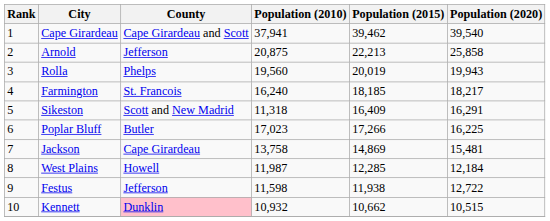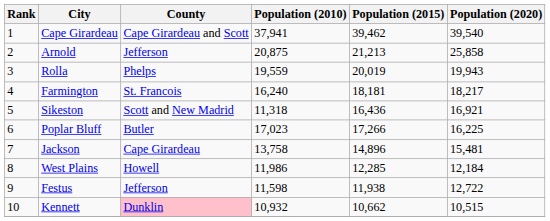(369, 52) 22,213 -> (369, 52) 21,213
(271, 71) 19,560 -> (271, 71) 19,559
(369, 91) 18,185 -> (369, 91) 18,181
(369, 110) 16,409 -> (369, 110) 16,436
(467, 110) 16,291 -> (467, 110) 16,921
(369, 149) 14,869 -> (369, 149) 14,896
(271, 168) 11,987 -> (271, 168) 11,986
